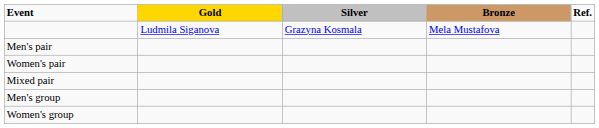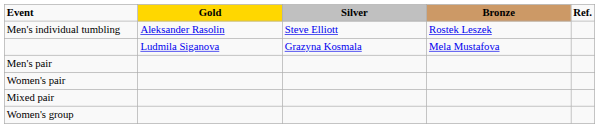+ row: (63, 30)
- row: (34, 98)
